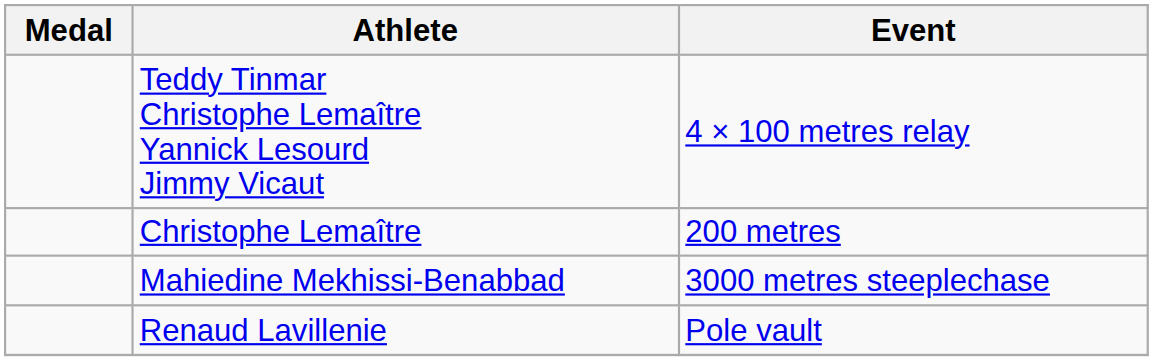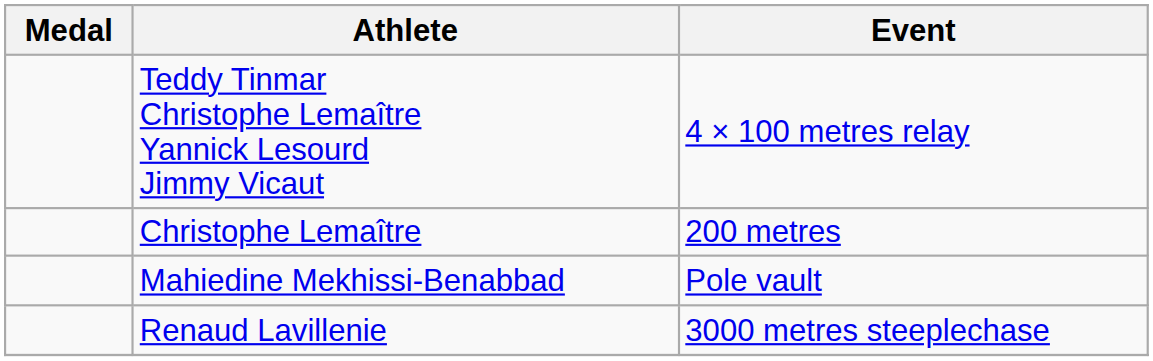(868, 281) 3000 metres steeplechase -> (754, 281) Pole vault
(754, 330) Pole vault -> (868, 330) 3000 metres steeplechase
